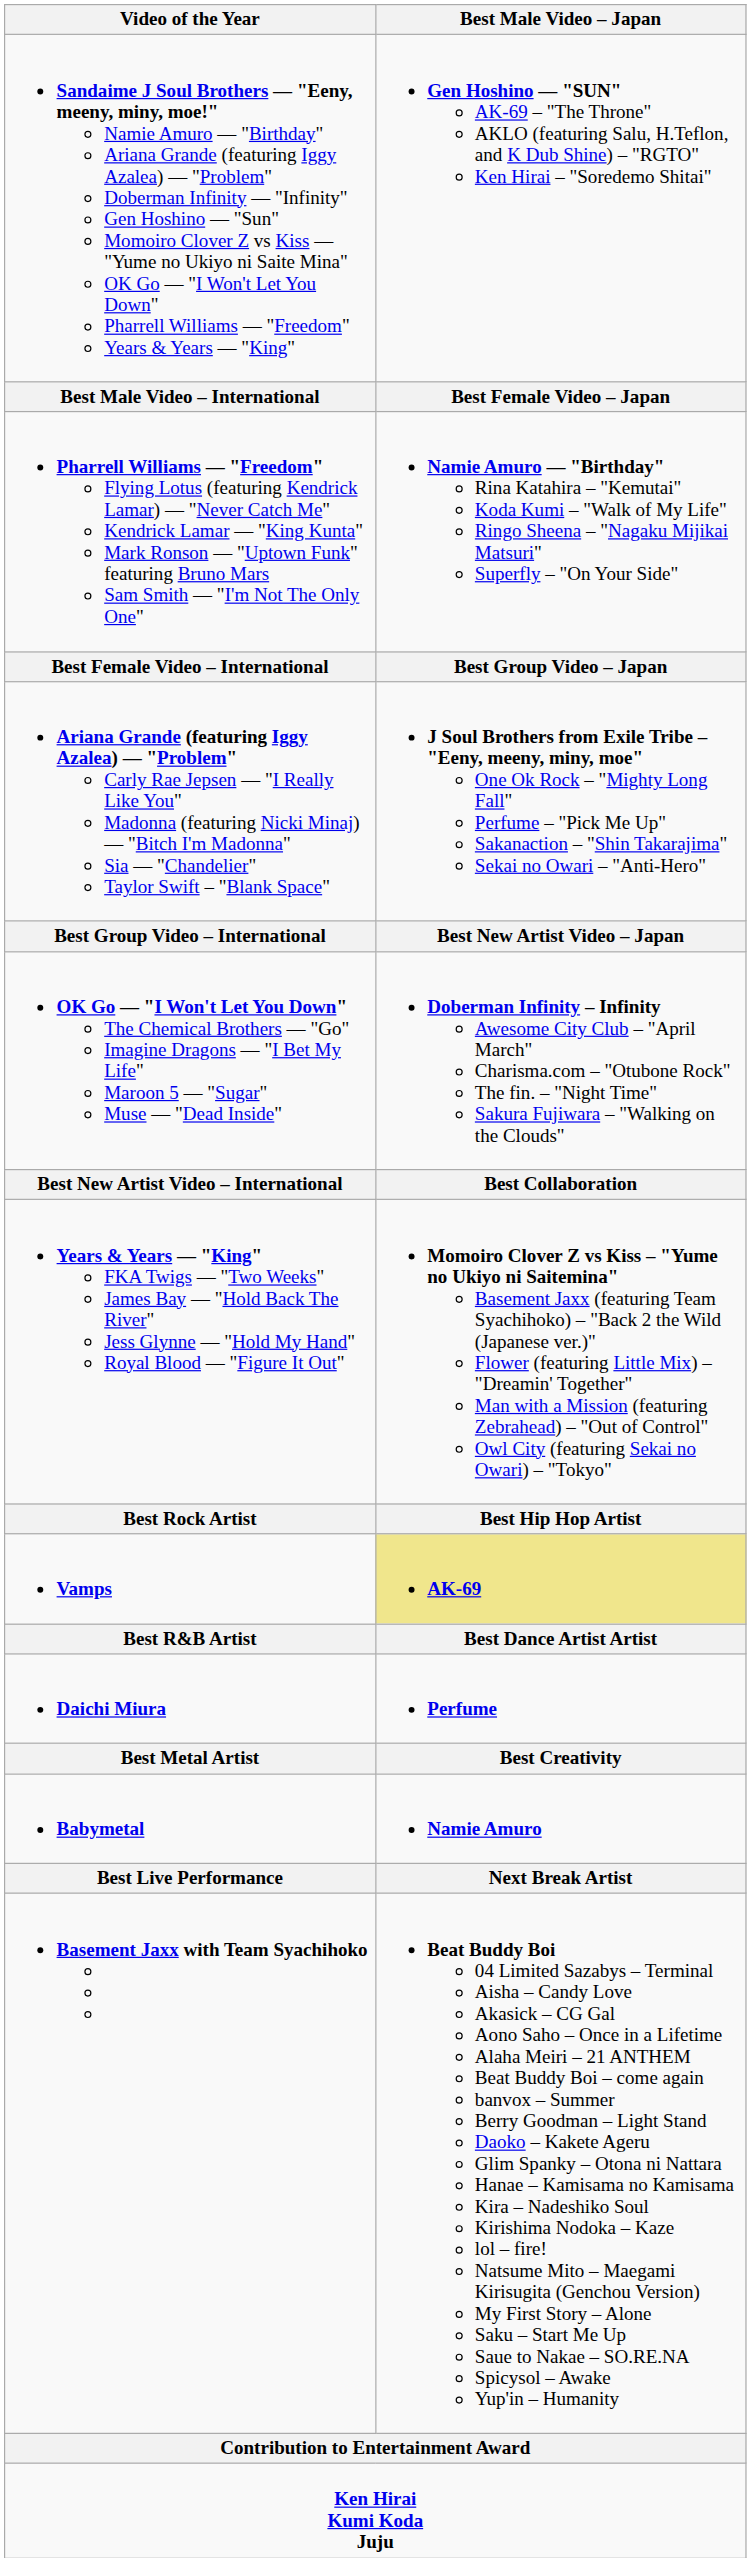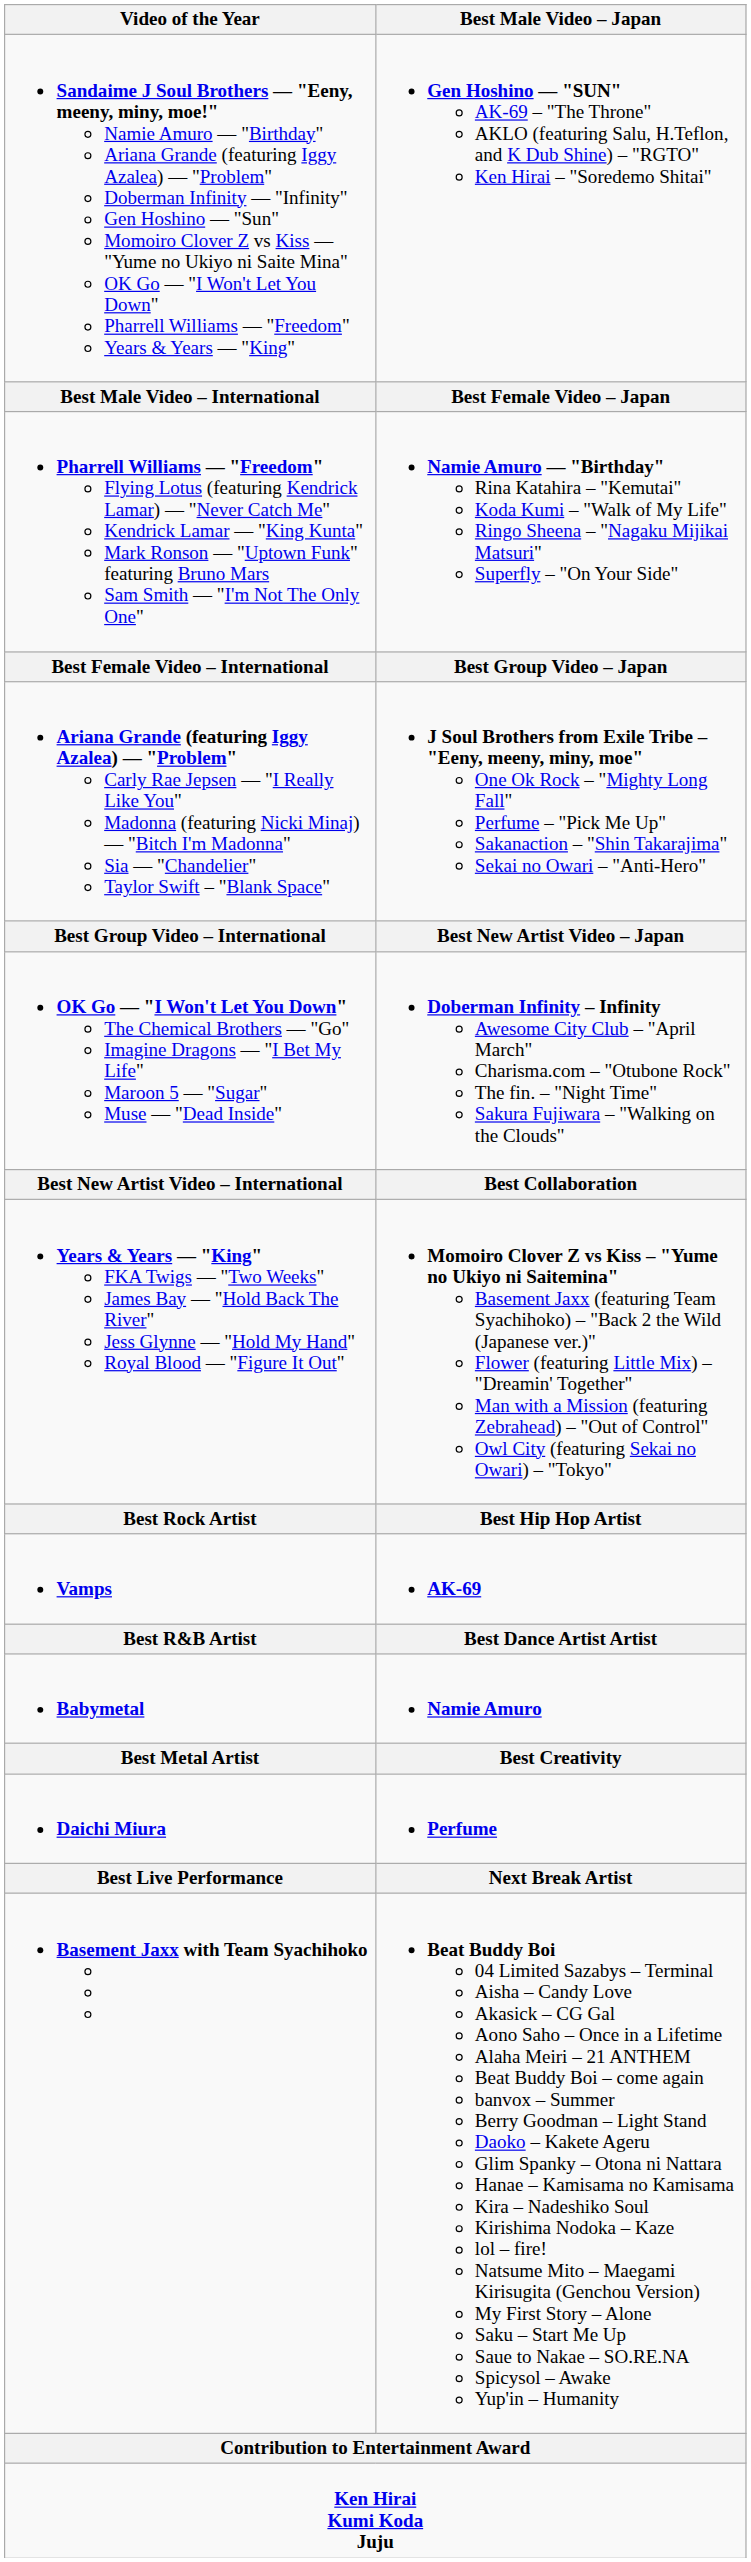(561, 1589) khaki background -> (561, 1589) no background
rows swapped: (190, 1709) <-> (190, 1829)
